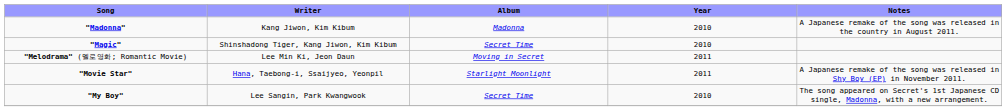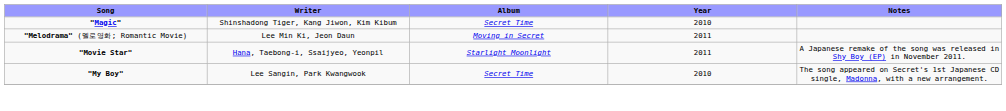- row: (106, 27)
